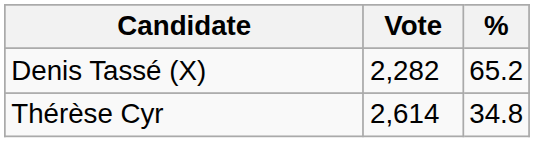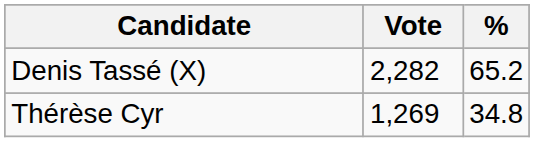(405, 114) 2,614 -> (405, 114) 1,269
